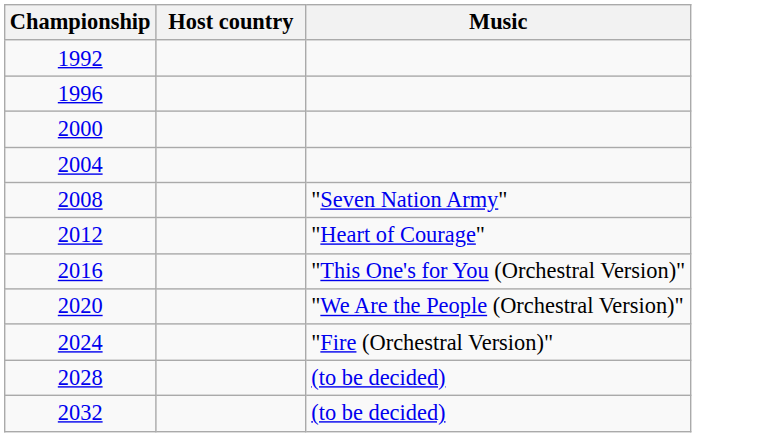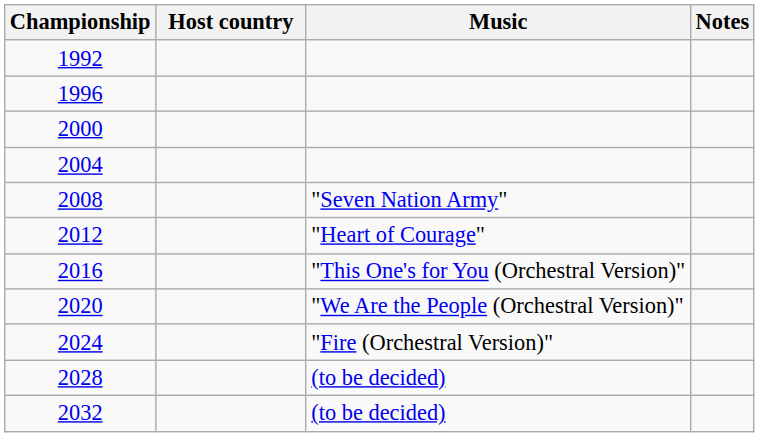+ column: (722, 22)
